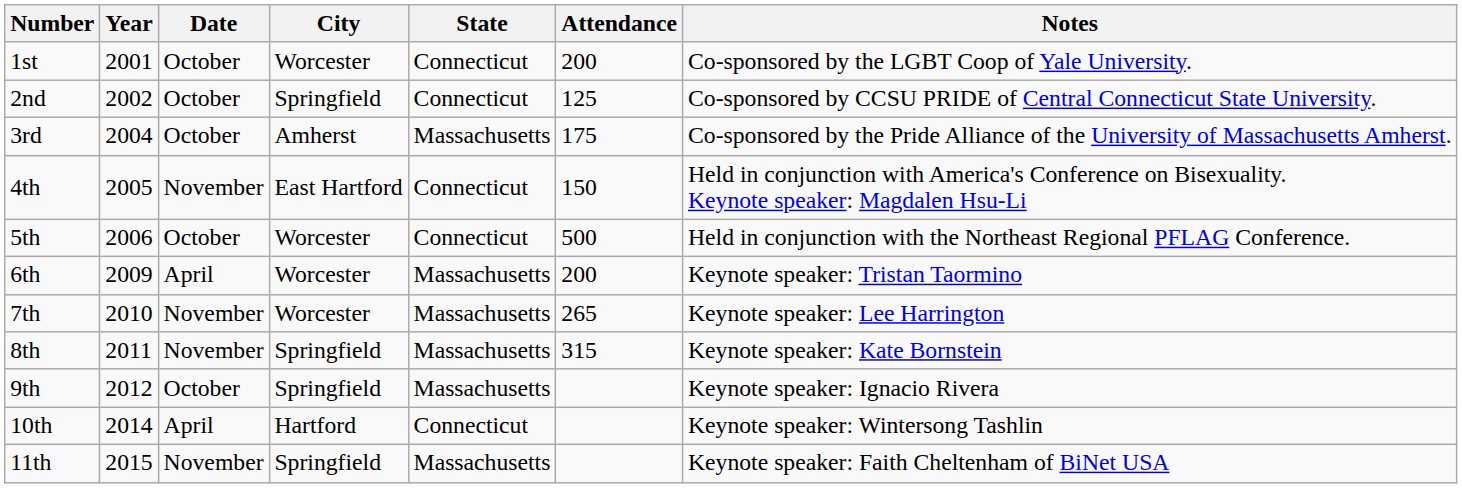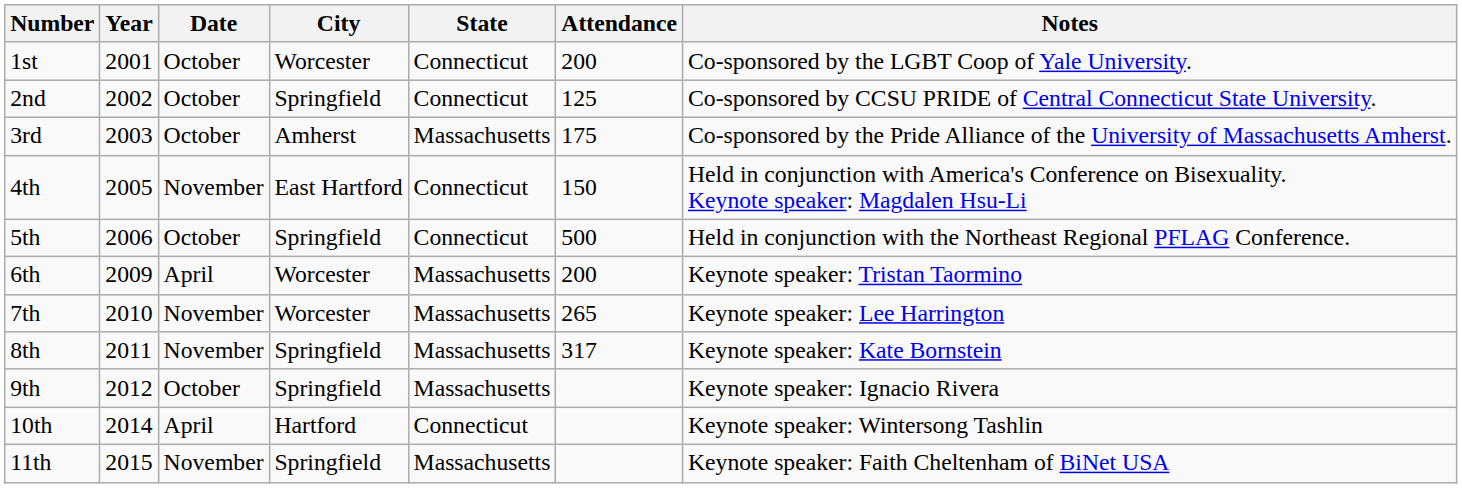(129, 135) 2004 -> (129, 135) 2003
(322, 237) Worcester -> (328, 237) Springfield
(579, 350) 315 -> (579, 350) 317
